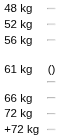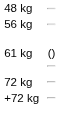- row: (18, 24)
- row: (18, 98)
